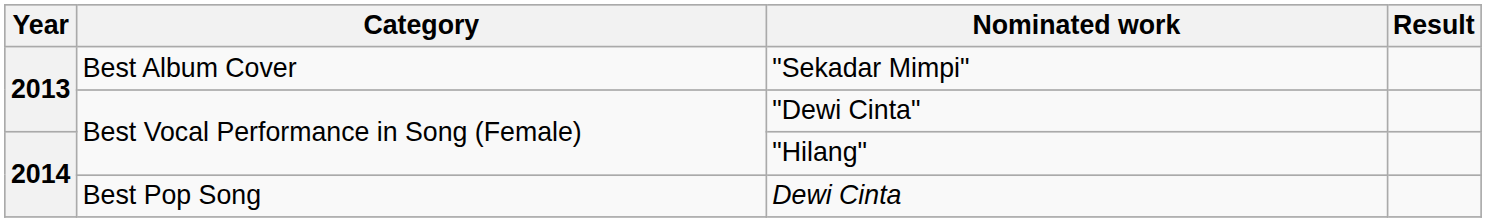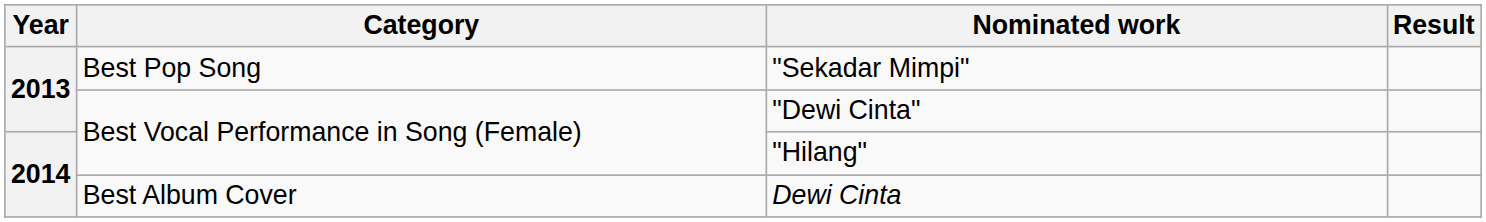(190, 68) Best Album Cover -> (172, 68) Best Pop Song
(172, 195) Best Pop Song -> (190, 195) Best Album Cover
